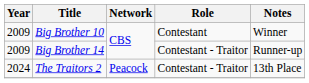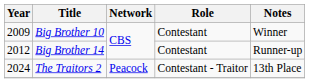(19, 50) 2009 -> (19, 50) 2012
(203, 50) Contestant - Traitor -> (182, 50) Contestant
